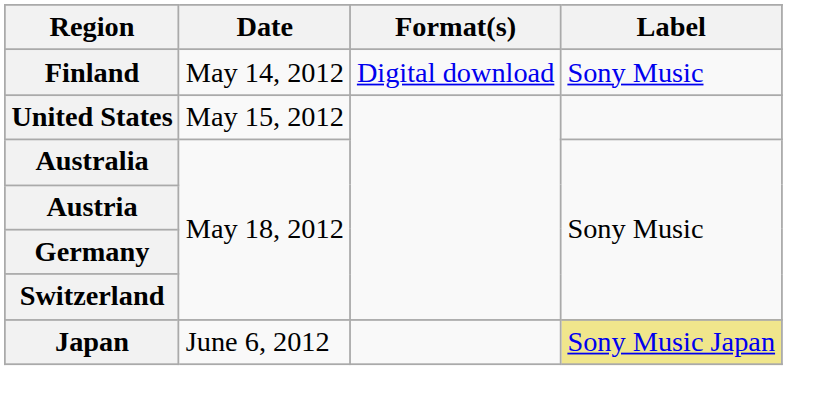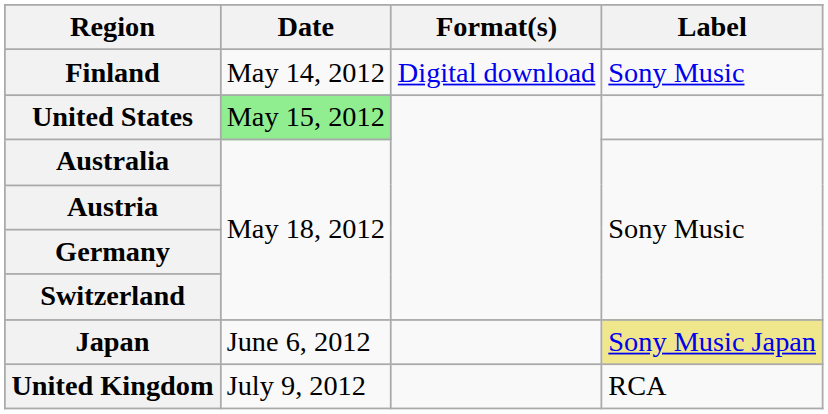(265, 116) no background -> (306, 116) lightgreen background
+ row: (113, 386)
